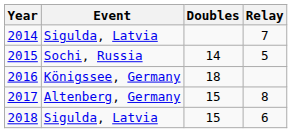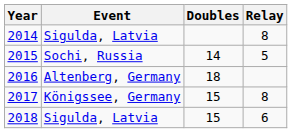(265, 35) 7 -> (265, 35) 8
(112, 76) Königssee, Germany -> (112, 76) Altenberg, Germany
(112, 97) Altenberg, Germany -> (112, 97) Königssee, Germany
